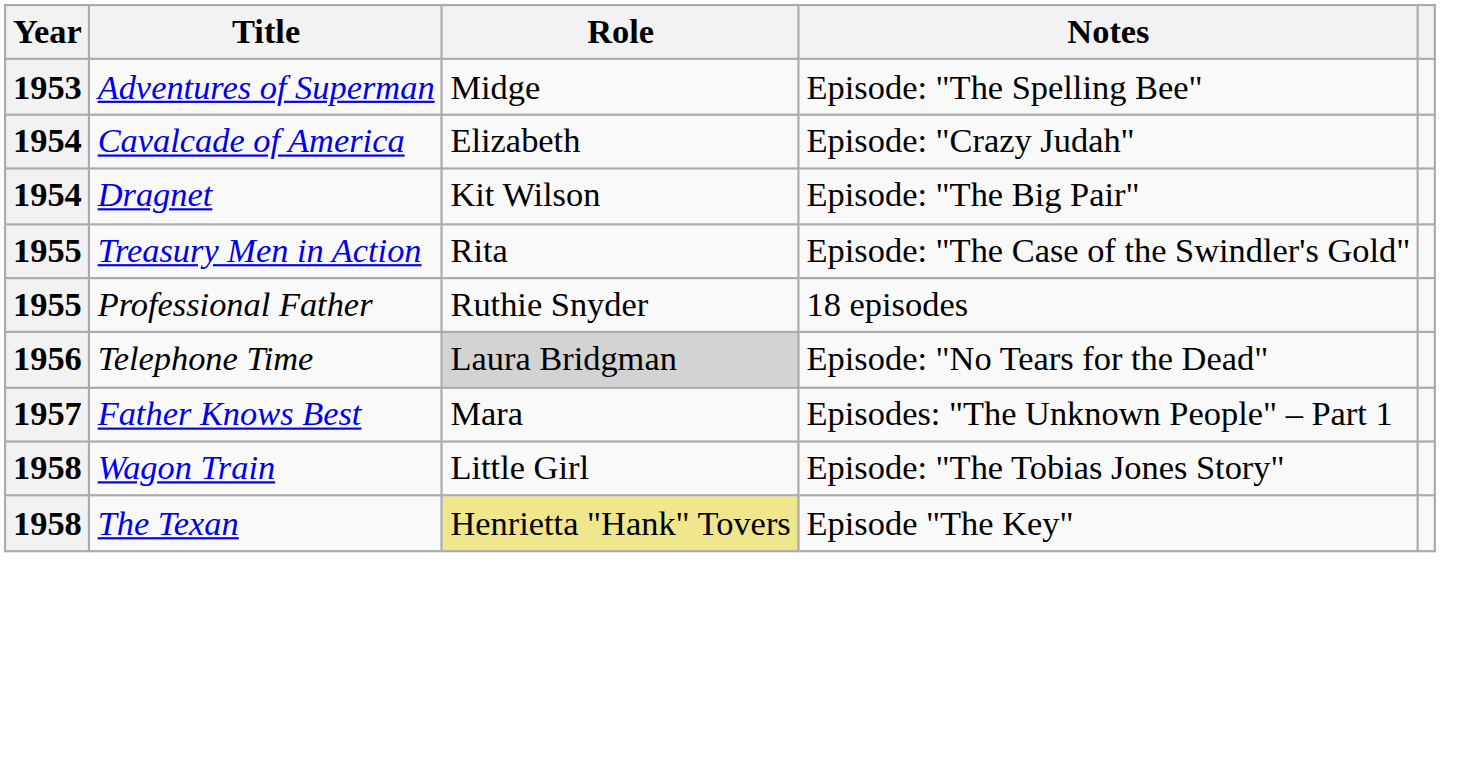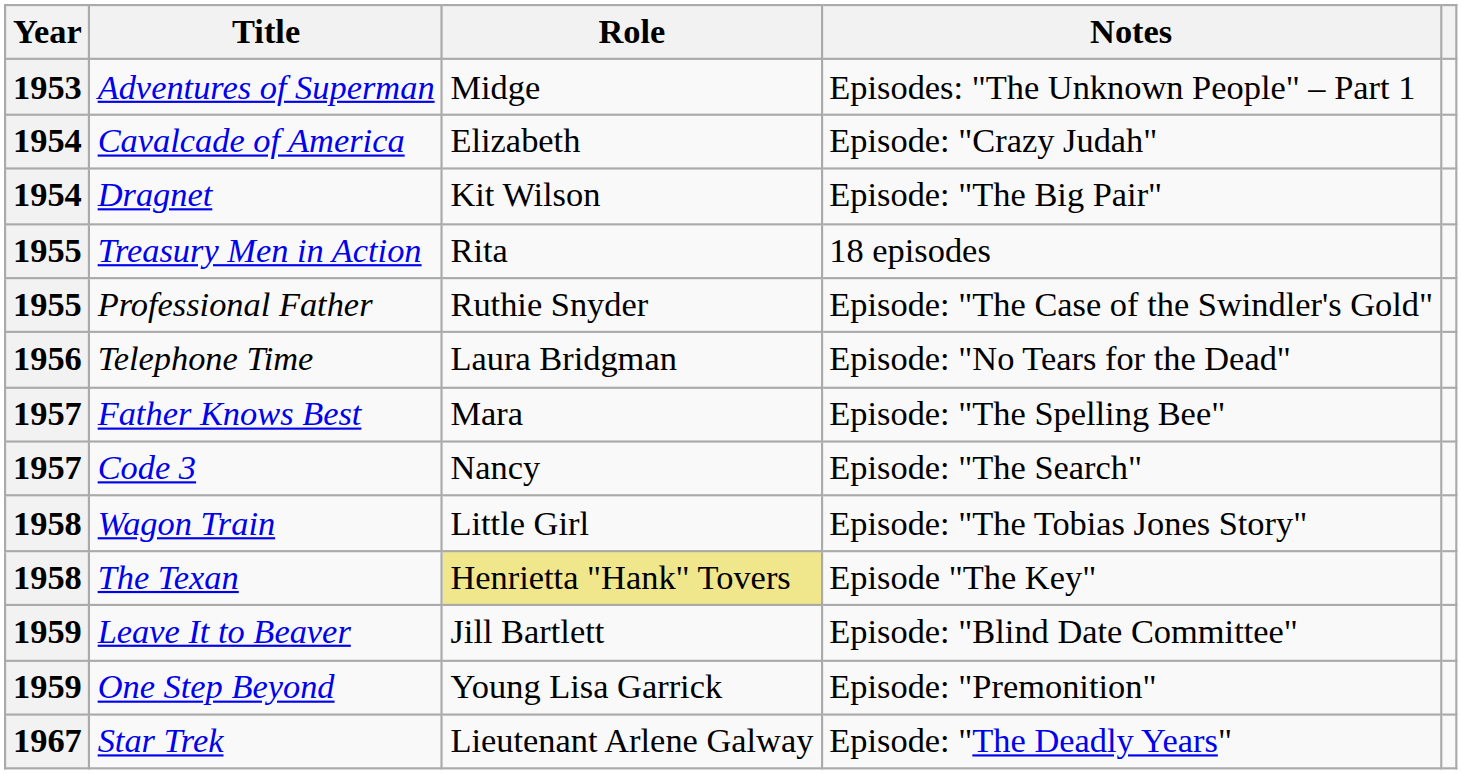(1005, 86) Episode: "The Spelling Bee" -> (1122, 86) Episodes: "The Unknown People" – Part 1
(1108, 250) Episode: "The Case of the Swindler's Gold" -> (910, 250) 18 episodes
(887, 304) 18 episodes -> (1131, 304) Episode: "The Case of the Swindler's Gold"
(564, 359) lightgrey background -> (564, 359) no background
(1100, 413) Episodes: "The Unknown People" – Part 1 -> (1027, 413) Episode: "The Spelling Bee"
+ row: (147, 468)
+ row: (224, 631)
+ row: (216, 686)
+ row: (161, 741)
